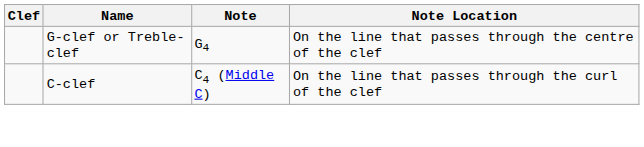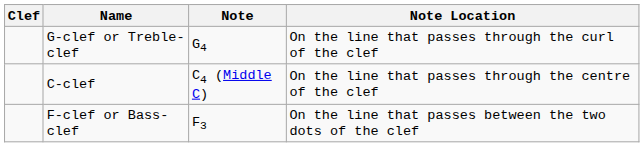(463, 45) On the line that passes through the centre of the clef -> (452, 45) On the line that passes through the curl of the clef
(455, 84) On the line that passes through the curl of the clef -> (460, 84) On the line that passes through the centre of the clef
+ row: (107, 123)
